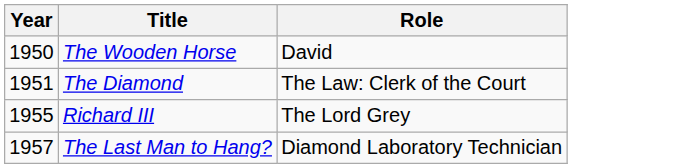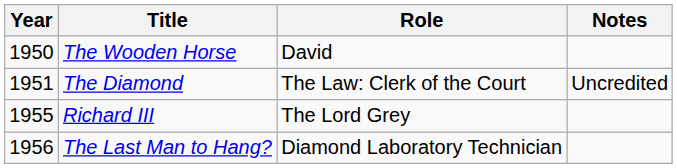+ column: (620, 20)
(31, 147) 1957 -> (31, 147) 1956
